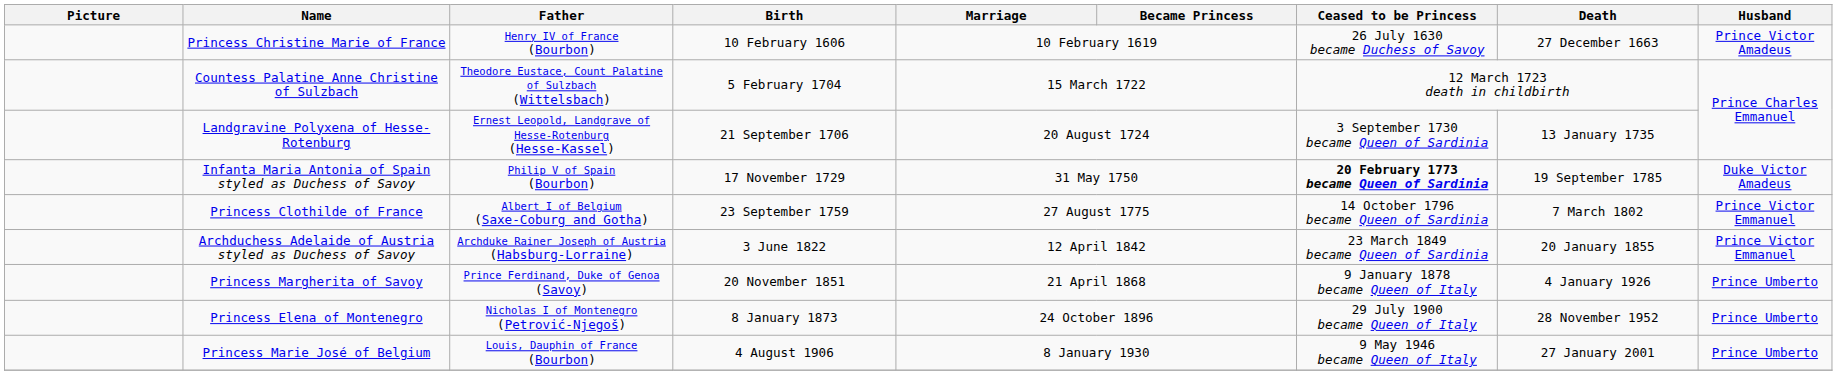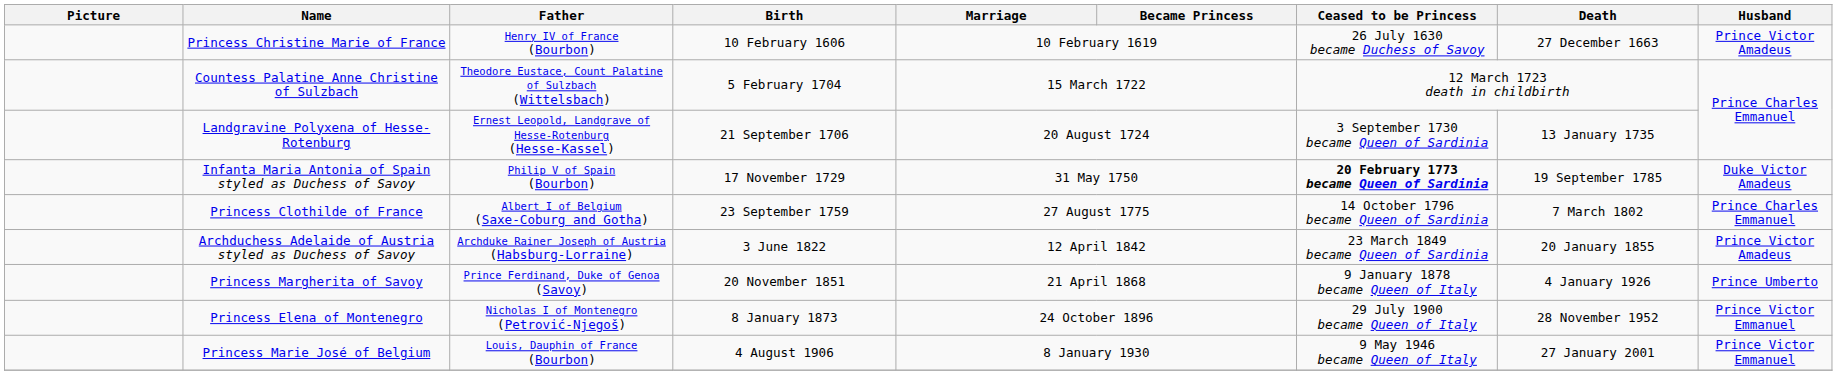(1765, 212) Prince Victor Emmanuel -> (1765, 212) Prince Charles Emmanuel
(1765, 247) Prince Victor Emmanuel -> (1765, 247) Prince Victor Amadeus
(1765, 317) Prince Umberto -> (1765, 317) Prince Victor Emmanuel
(1765, 353) Prince Umberto -> (1765, 353) Prince Victor Emmanuel
